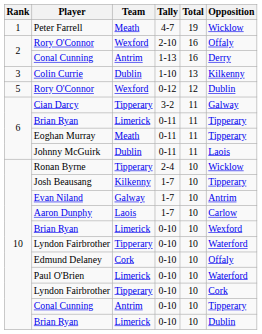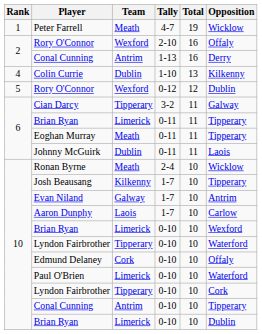(18, 74) 3 -> (18, 74) 4
(134, 167) Tipperary -> (127, 167) Meath
